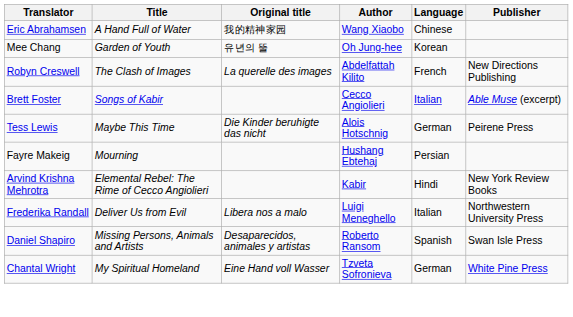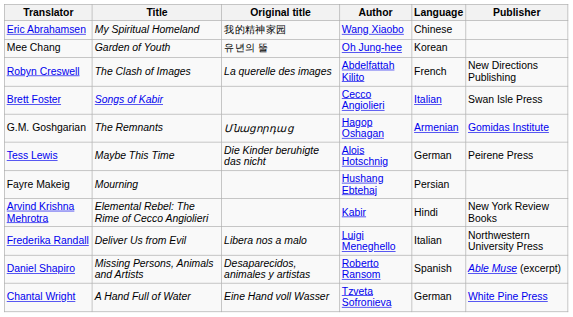(143, 30) A Hand Full of Water -> (147, 30) My Spiritual Homeland
(515, 100) Able Muse (excerpt) -> (505, 100) Swan Isle Press
+ row: (46, 128)
(505, 241) Swan Isle Press -> (515, 269) Able Muse (excerpt)
(147, 269) My Spiritual Homeland -> (143, 297) A Hand Full of Water
